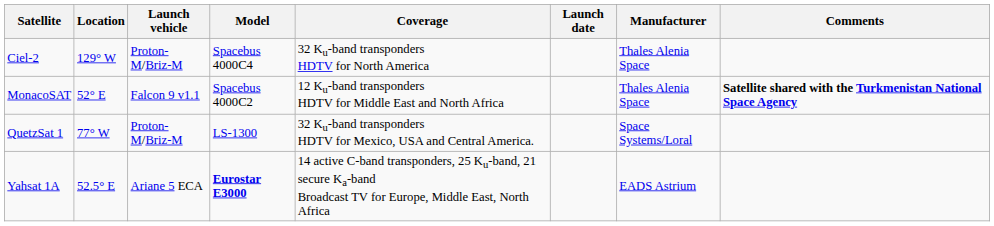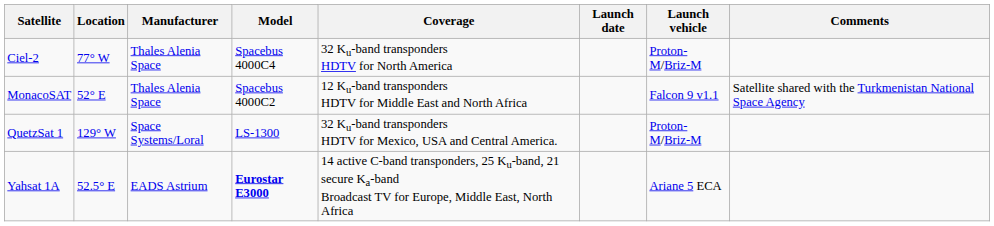columns swapped: (668, 21) <-> (169, 21)
(96, 57) 129° W -> (93, 57) 77° W
(852, 95) bold -> (853, 95) normal
(93, 132) 77° W -> (96, 132) 129° W
